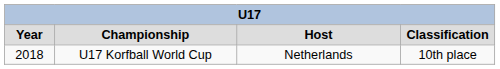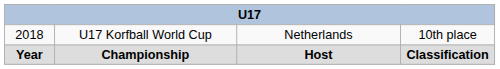rows swapped: (29, 35) <-> (29, 55)
